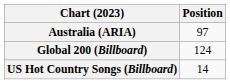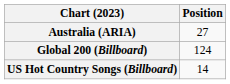(203, 32) 97 -> (203, 32) 27
